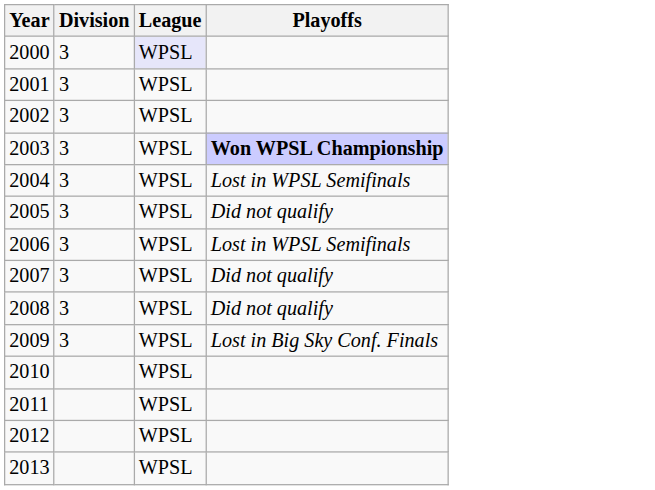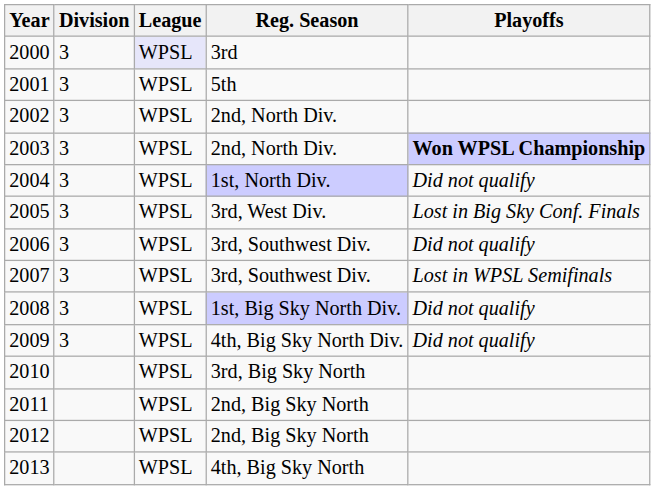+ column: (307, 20)
(311, 180) Lost in WPSL Semifinals -> (474, 180) Did not qualify
(272, 212) Did not qualify -> (526, 212) Lost in Big Sky Conf. Finals
(311, 244) Lost in WPSL Semifinals -> (474, 244) Did not qualify
(272, 276) Did not qualify -> (512, 276) Lost in WPSL Semifinals
(324, 340) Lost in Big Sky Conf. Finals -> (474, 340) Did not qualify
